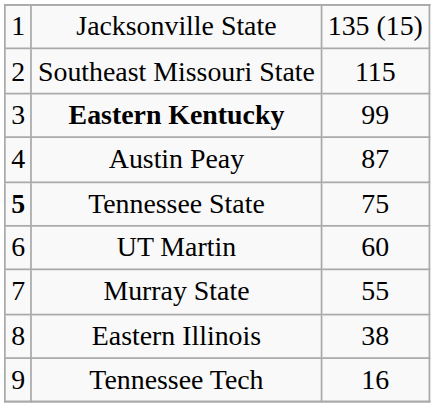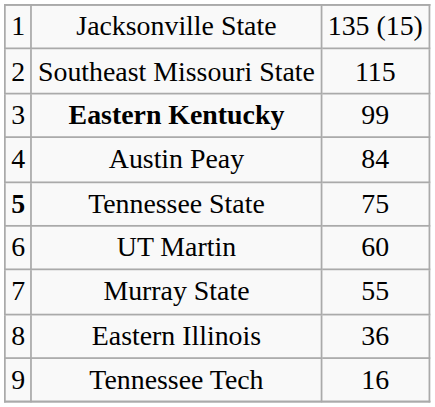(375, 159) 87 -> (375, 159) 84
(375, 335) 38 -> (375, 335) 36
